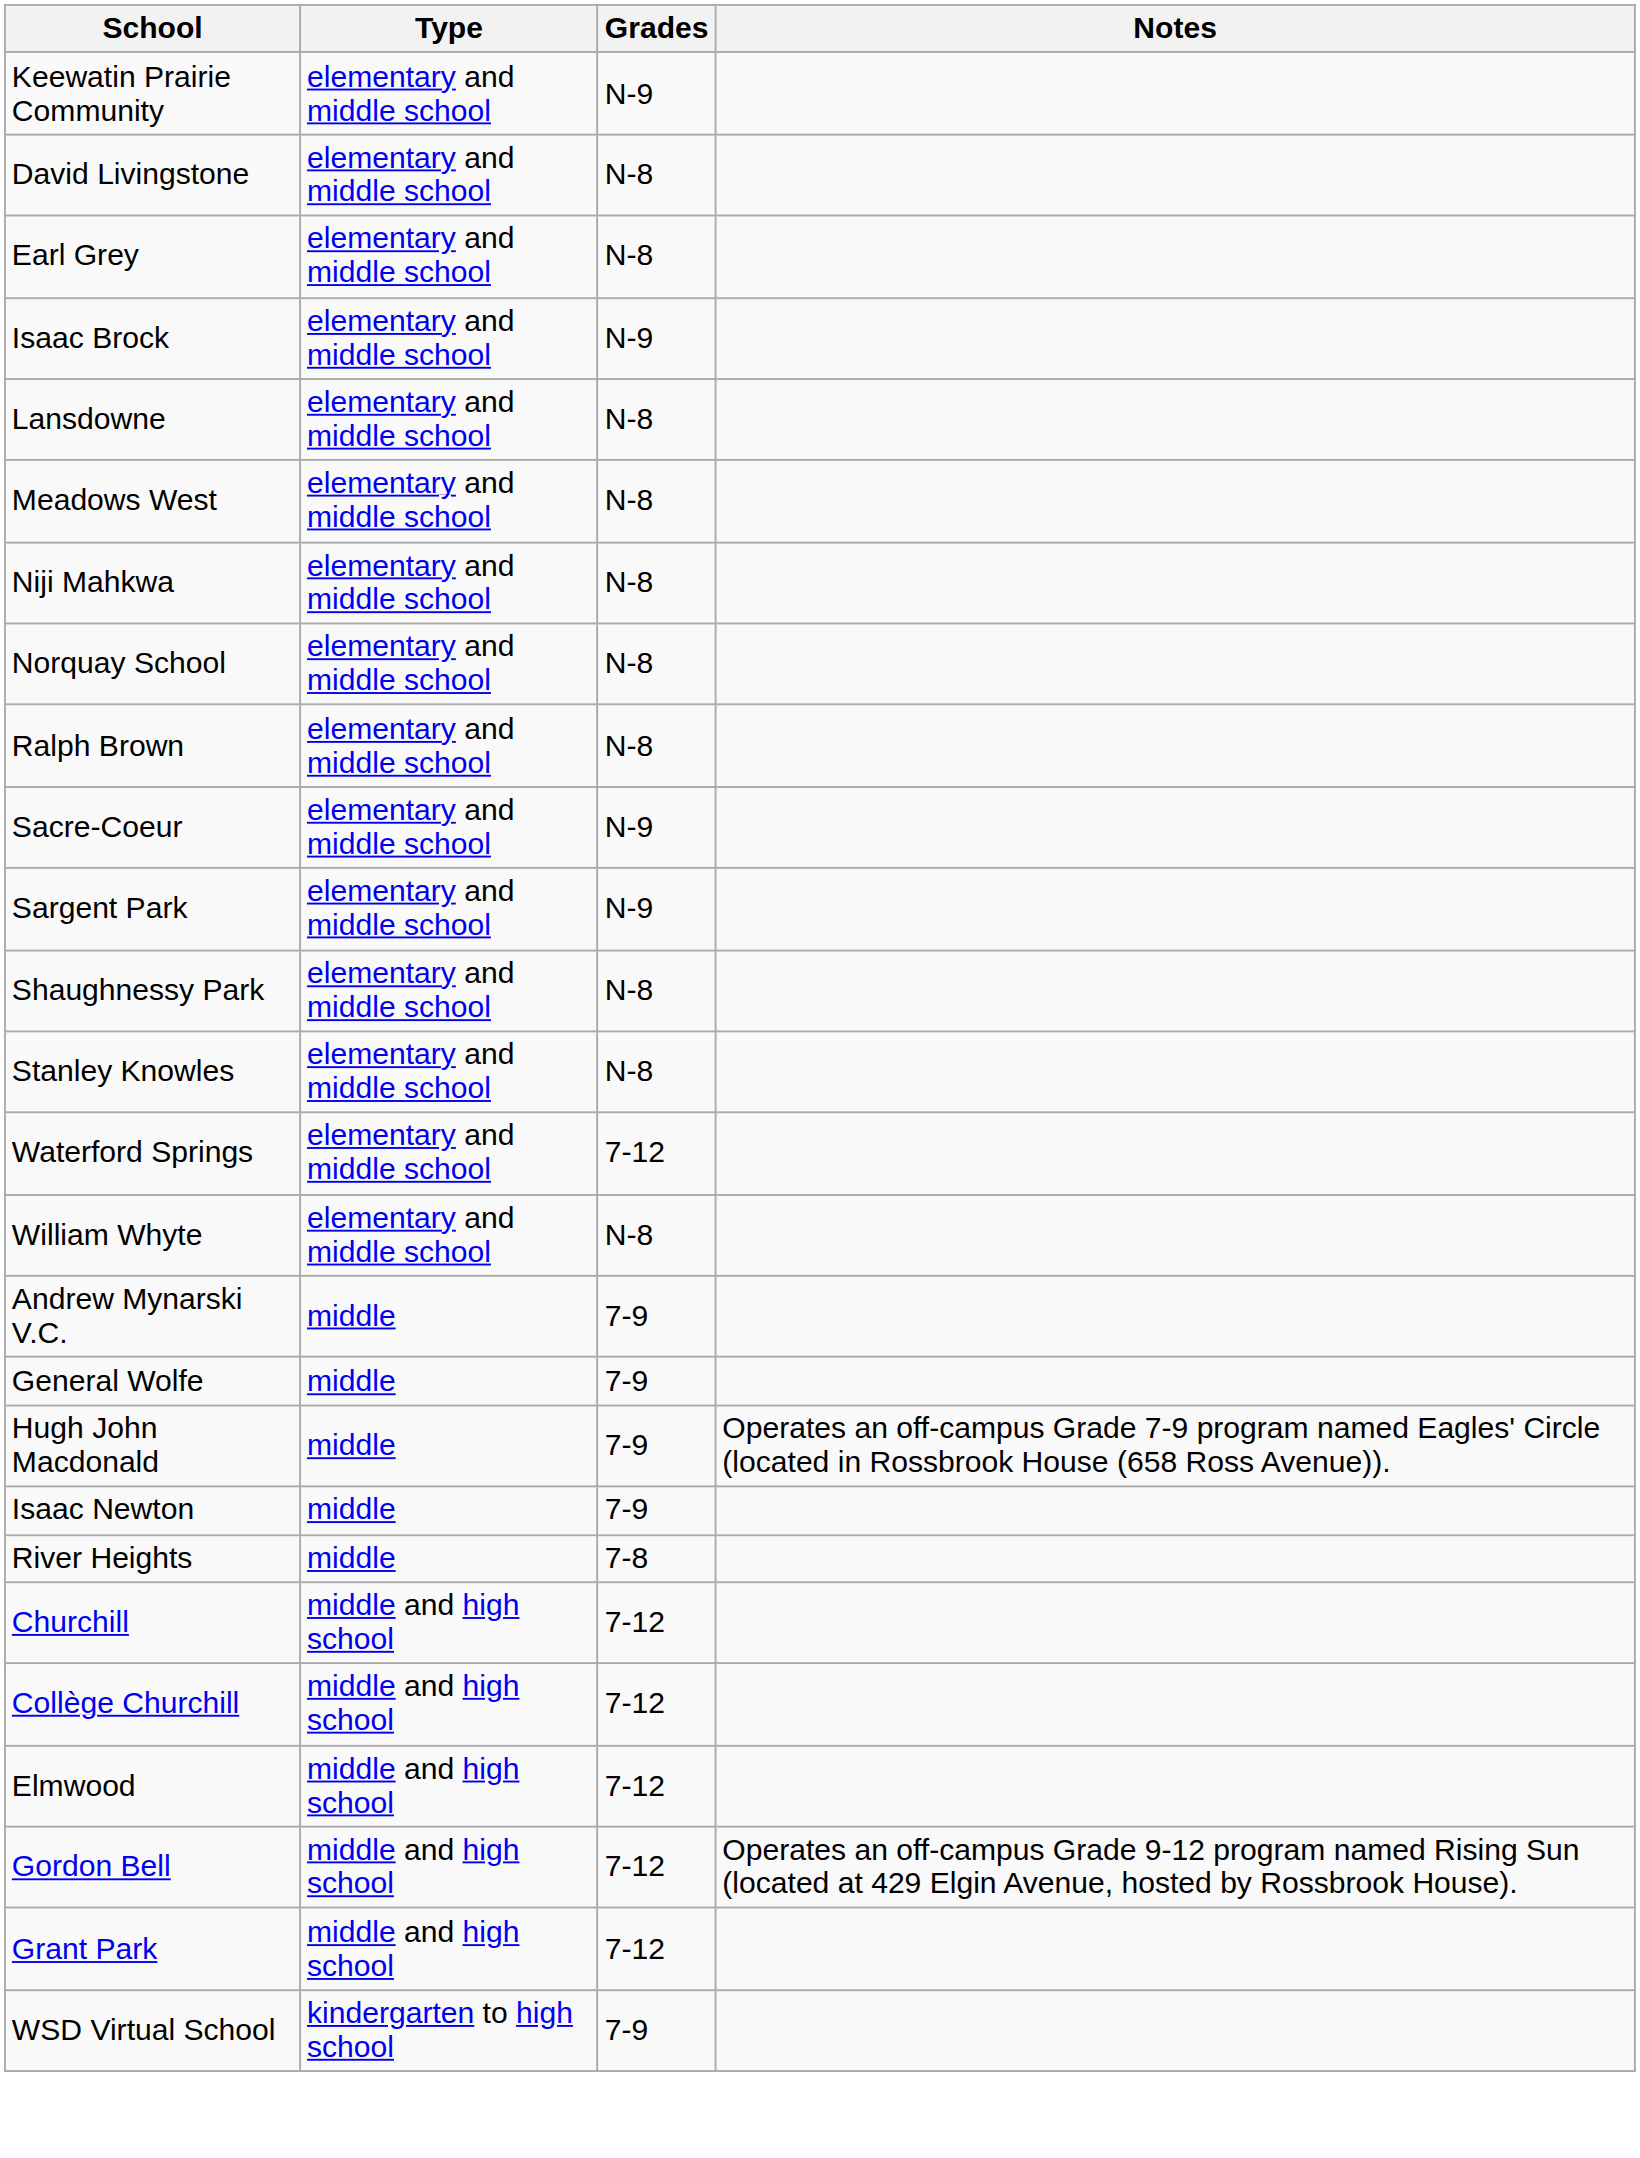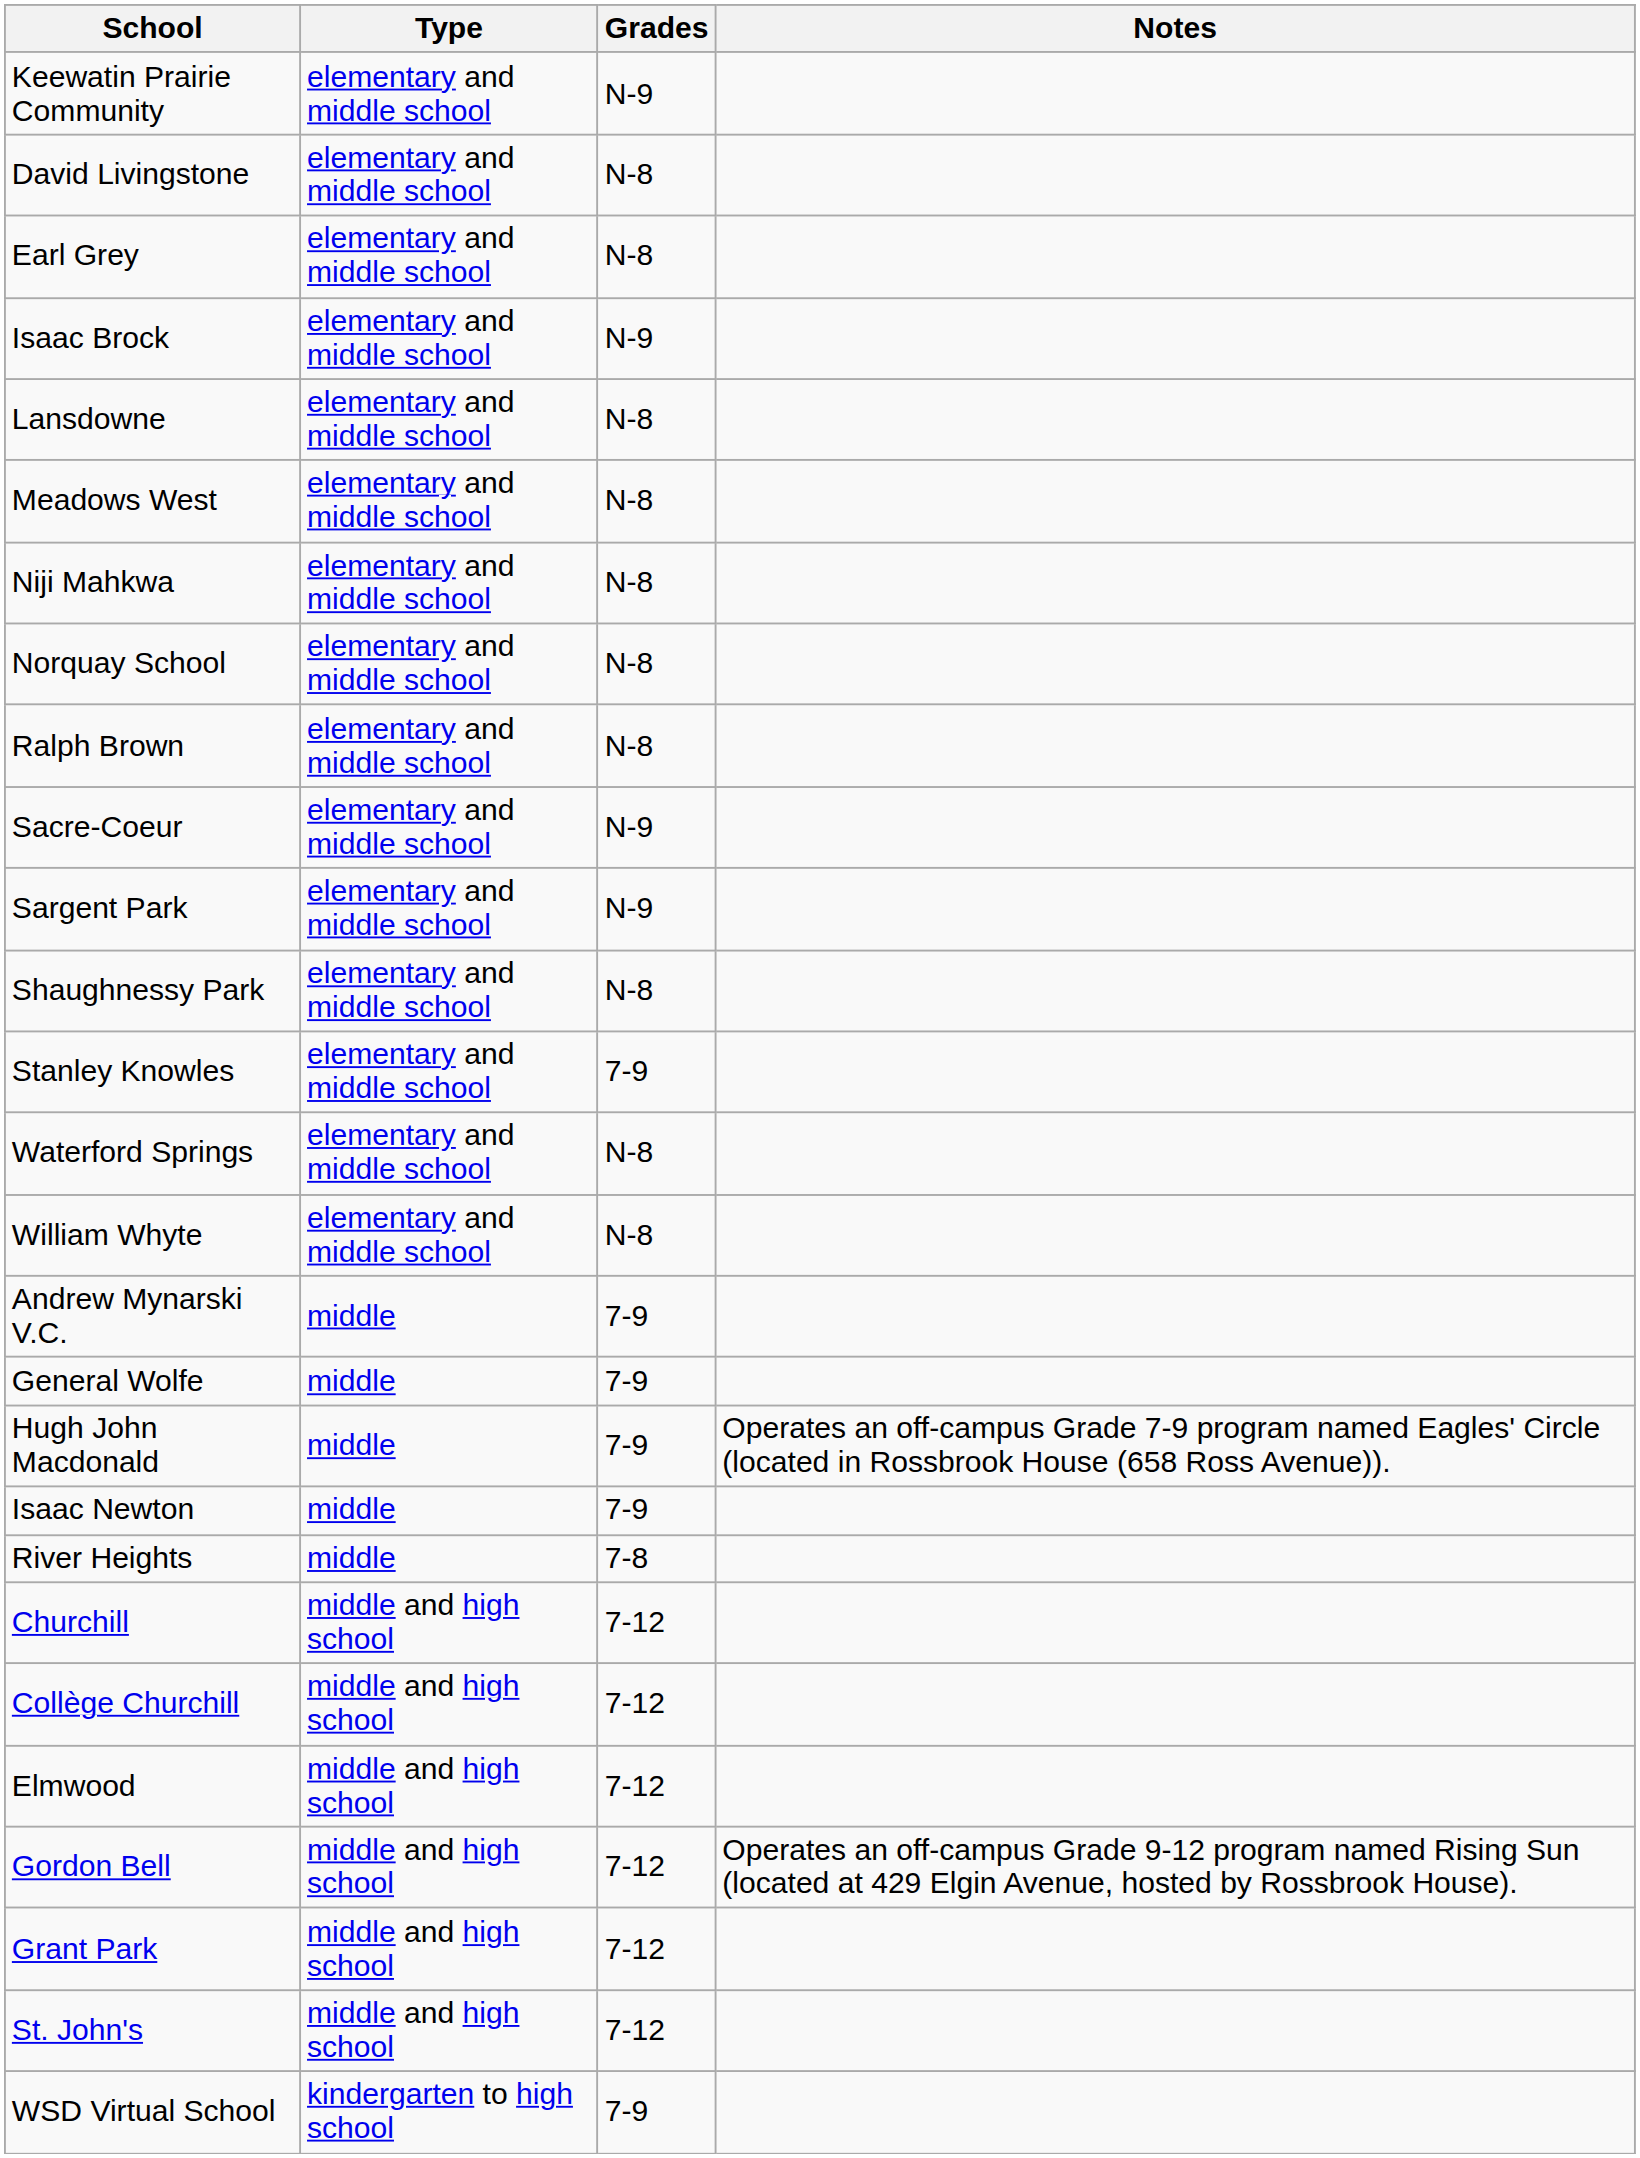(629, 1071) N-8 -> (627, 1071) 7-9
(635, 1153) 7-12 -> (629, 1153) N-8
+ row: (77, 2030)
